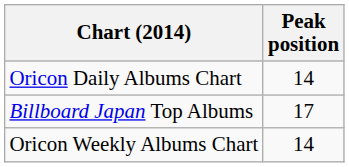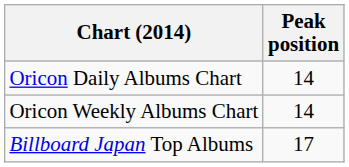rows swapped: (134, 144) <-> (131, 111)
